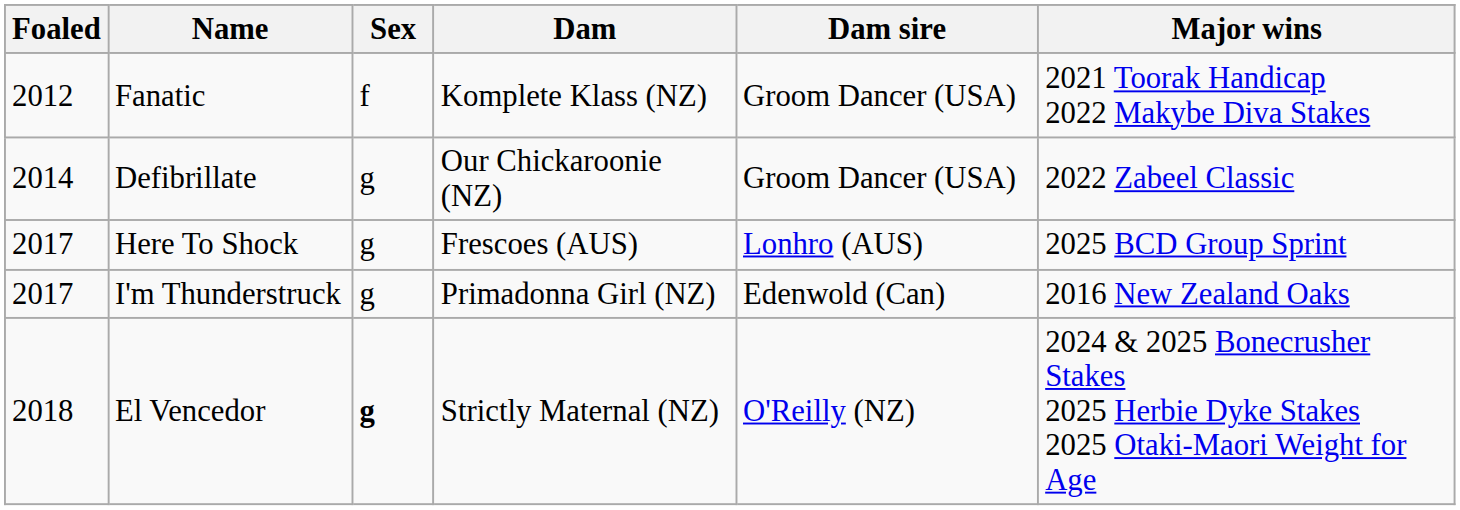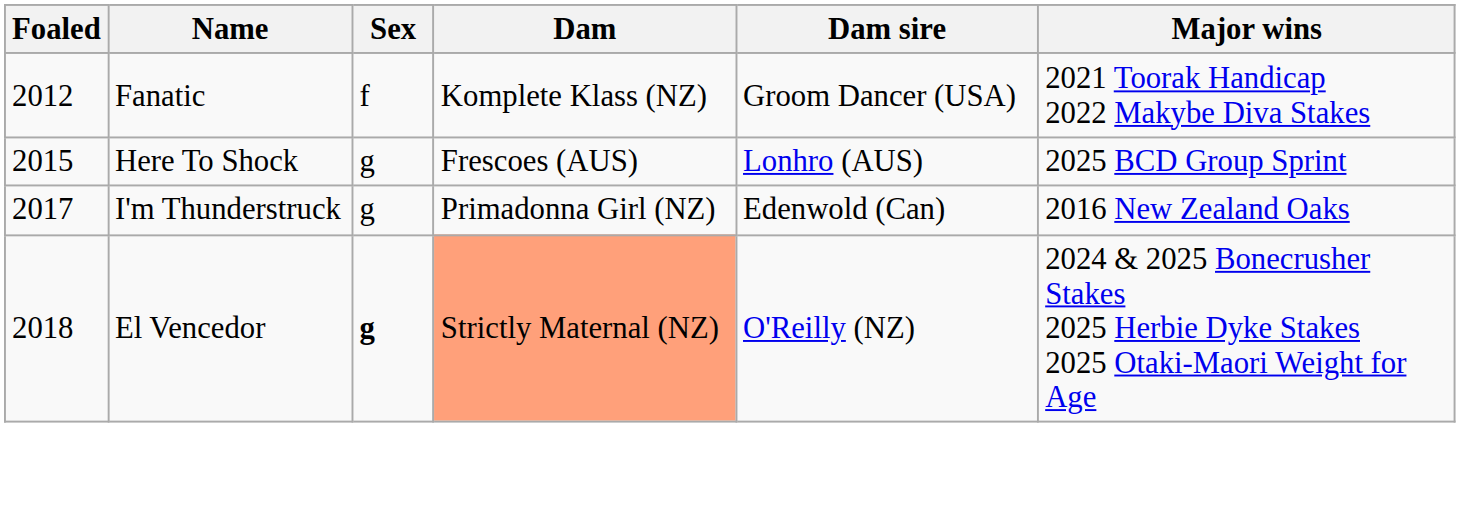- row: (186, 178)
(43, 244) 2017 -> (43, 160) 2015
(580, 410) no background -> (580, 327) lightsalmon background
